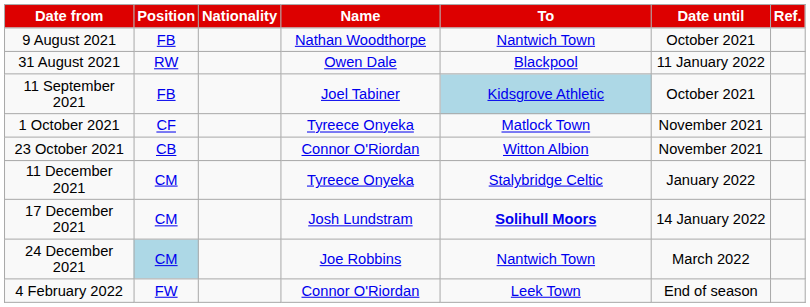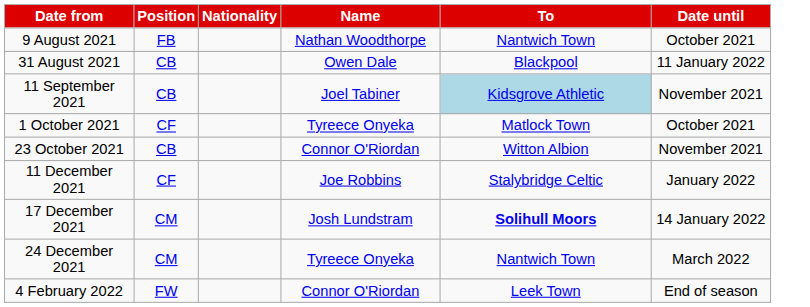- column: (788, 17)
(166, 63) RW -> (166, 63) CB
(166, 94) FB -> (166, 94) CB
(711, 94) October 2021 -> (711, 94) November 2021
(711, 126) November 2021 -> (711, 126) October 2021
(166, 180) CM -> (166, 180) CF
(360, 180) Tyreece Onyeka -> (360, 180) Joe Robbins
(166, 259) lightblue background -> (166, 259) no background
(360, 259) Joe Robbins -> (360, 259) Tyreece Onyeka
